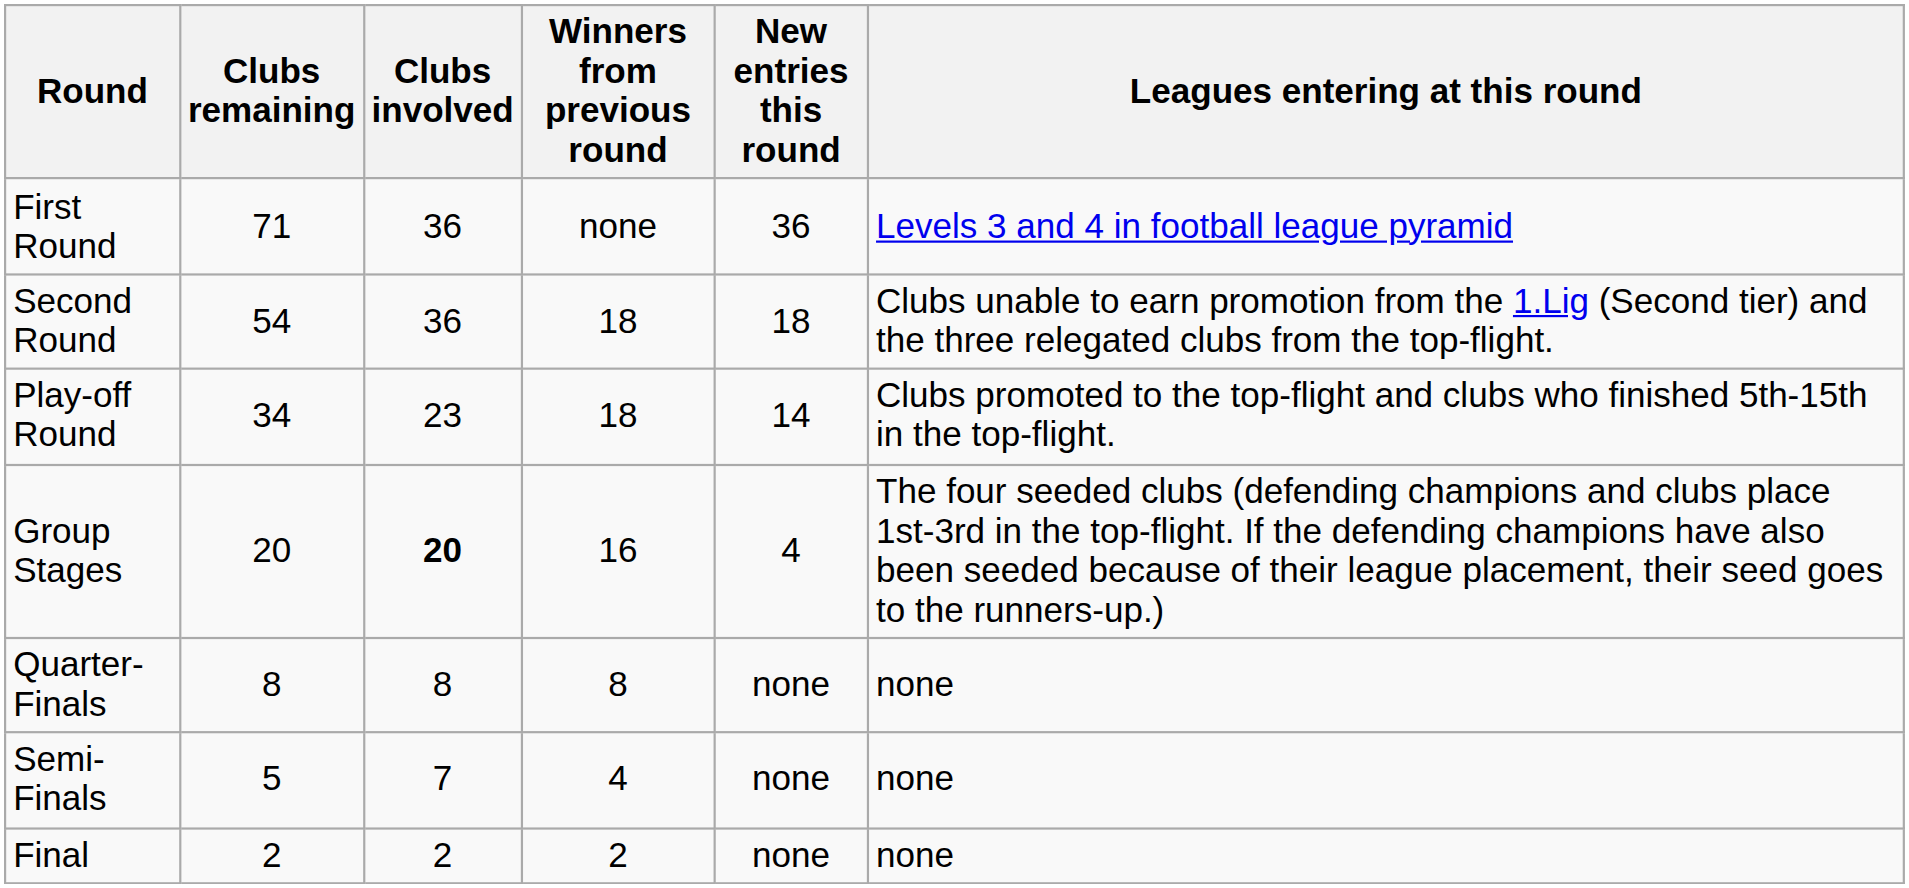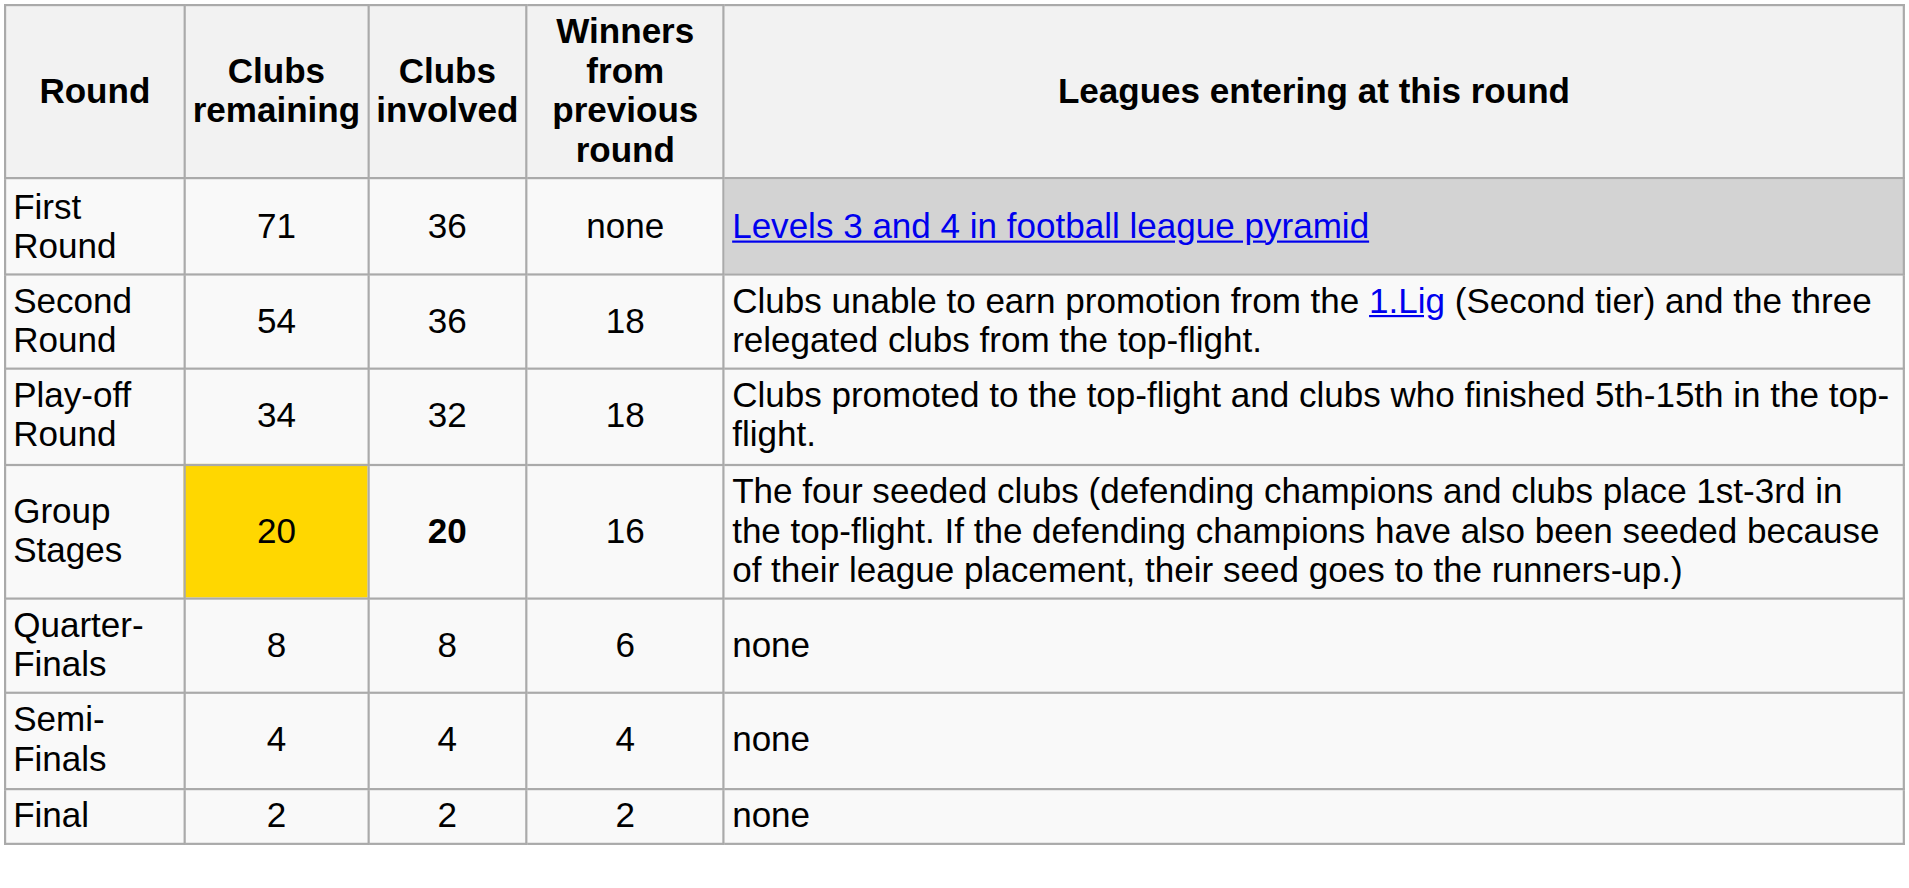- column: (791, 91)
(1195, 225) no background -> (1051, 225) lightgrey background
(443, 415) 23 -> (447, 415) 32
(272, 550) no background -> (276, 530) gold background
(618, 684) 8 -> (625, 645) 6
(272, 779) 5 -> (276, 740) 4
(443, 779) 7 -> (447, 740) 4
